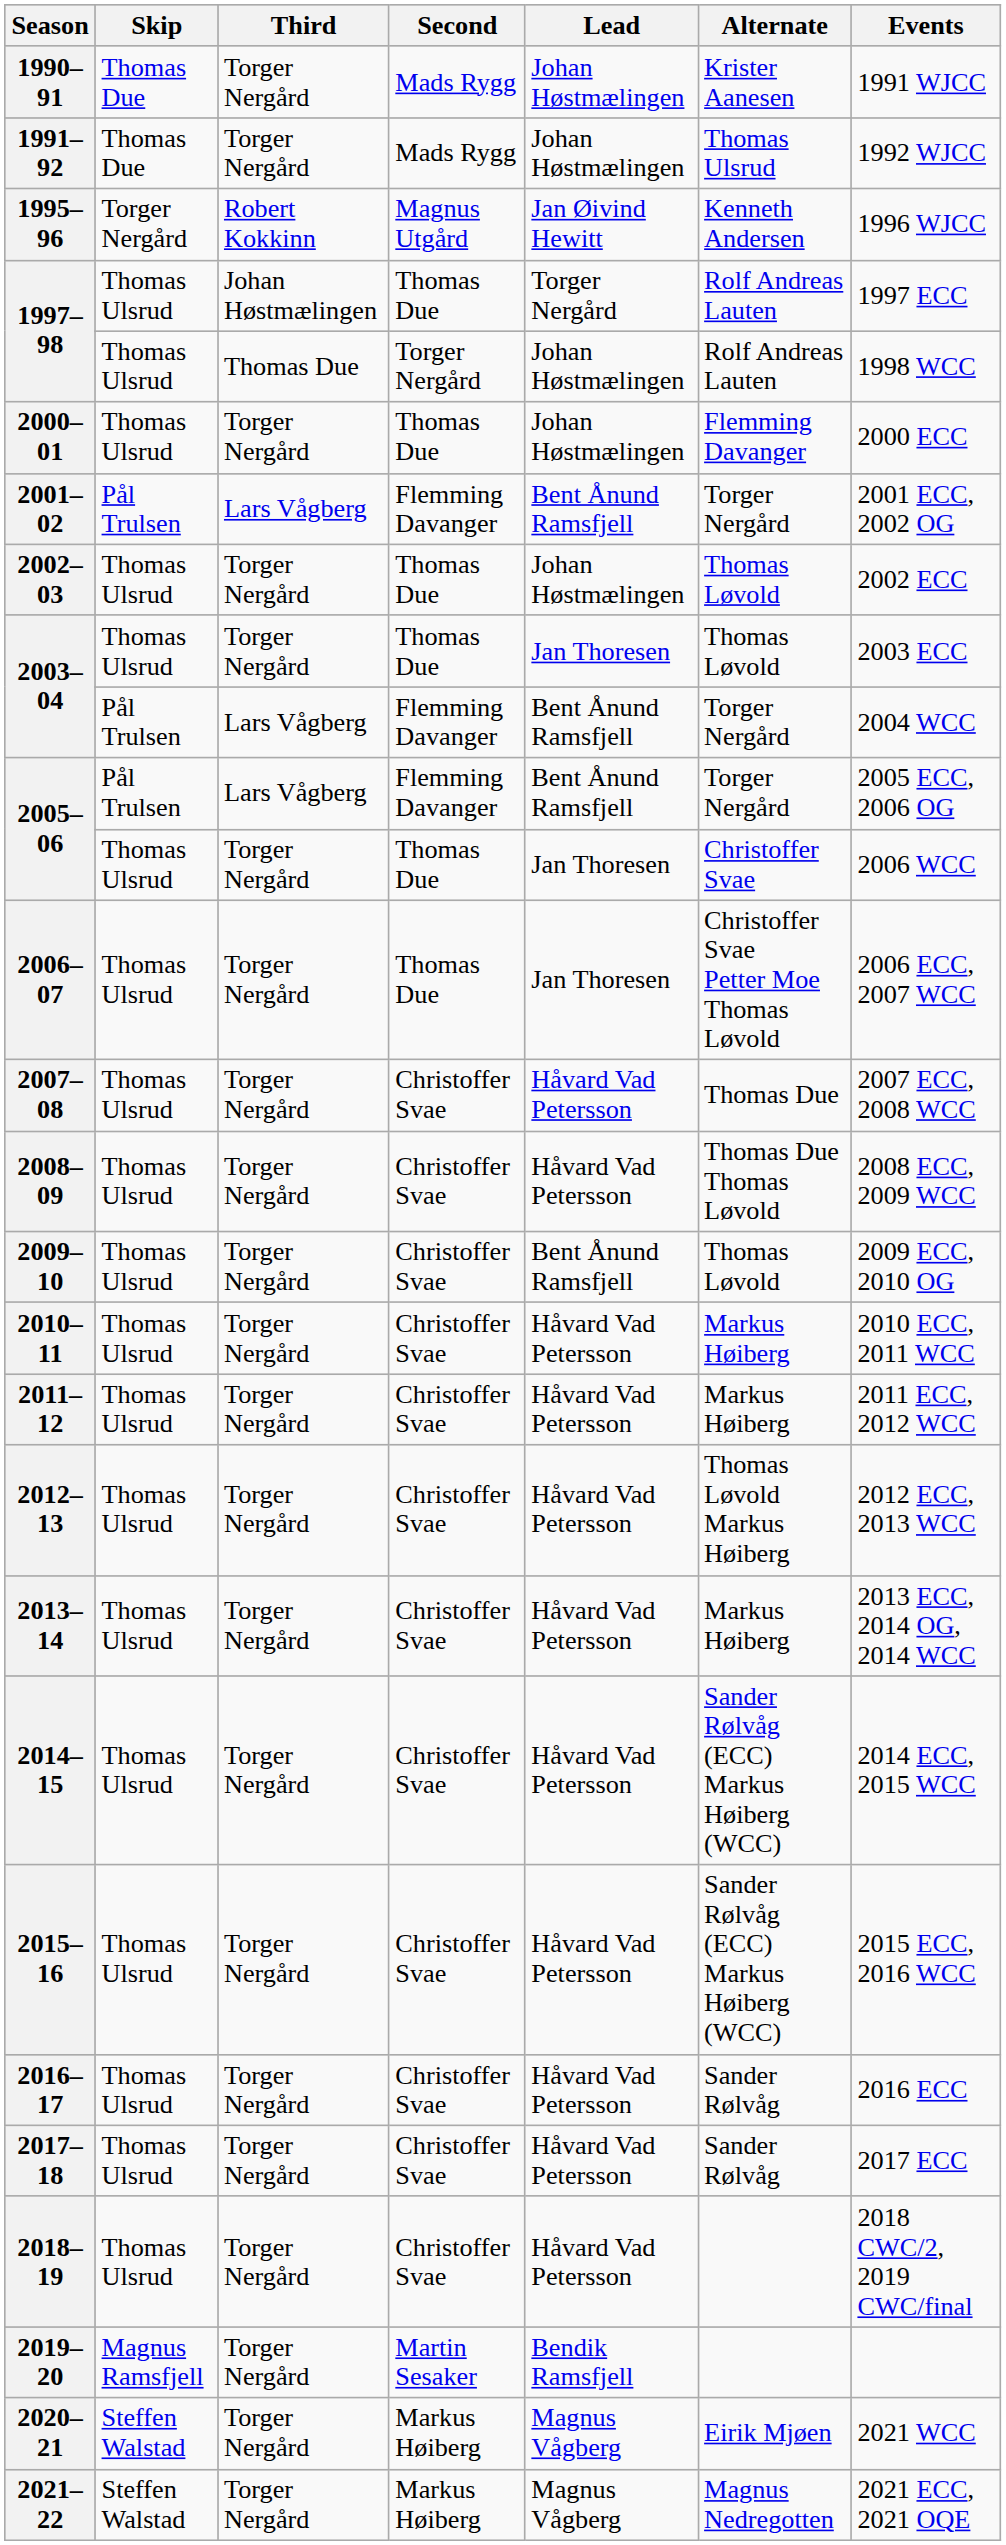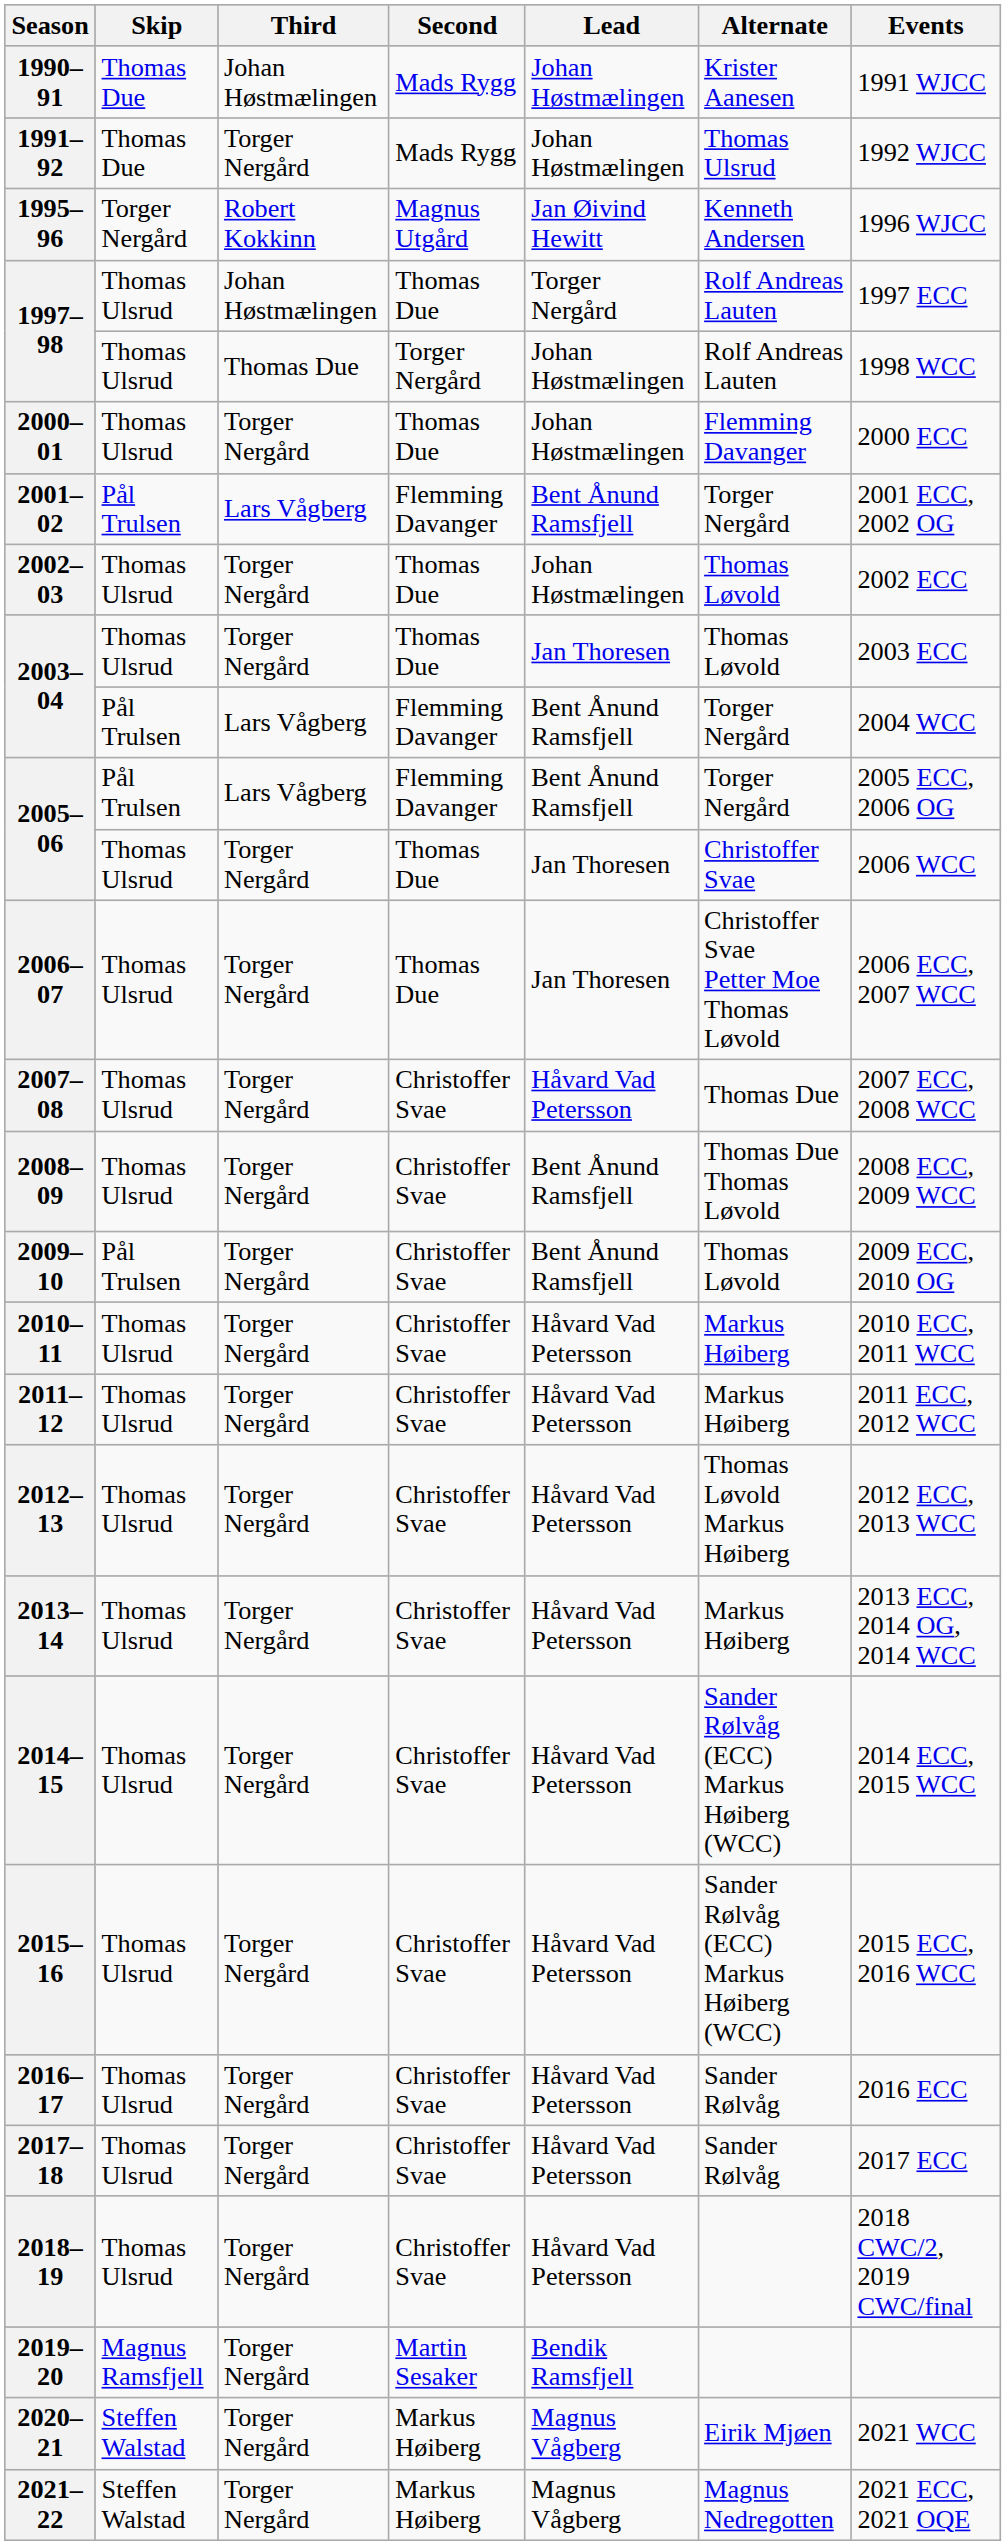(267, 81) Torger Nergård -> (301, 81) Johan Høstmælingen
(593, 1180) Håvard Vad Petersson -> (595, 1180) Bent Ånund Ramsfjell
(144, 1266) Thomas Ulsrud -> (141, 1266) Pål Trulsen
